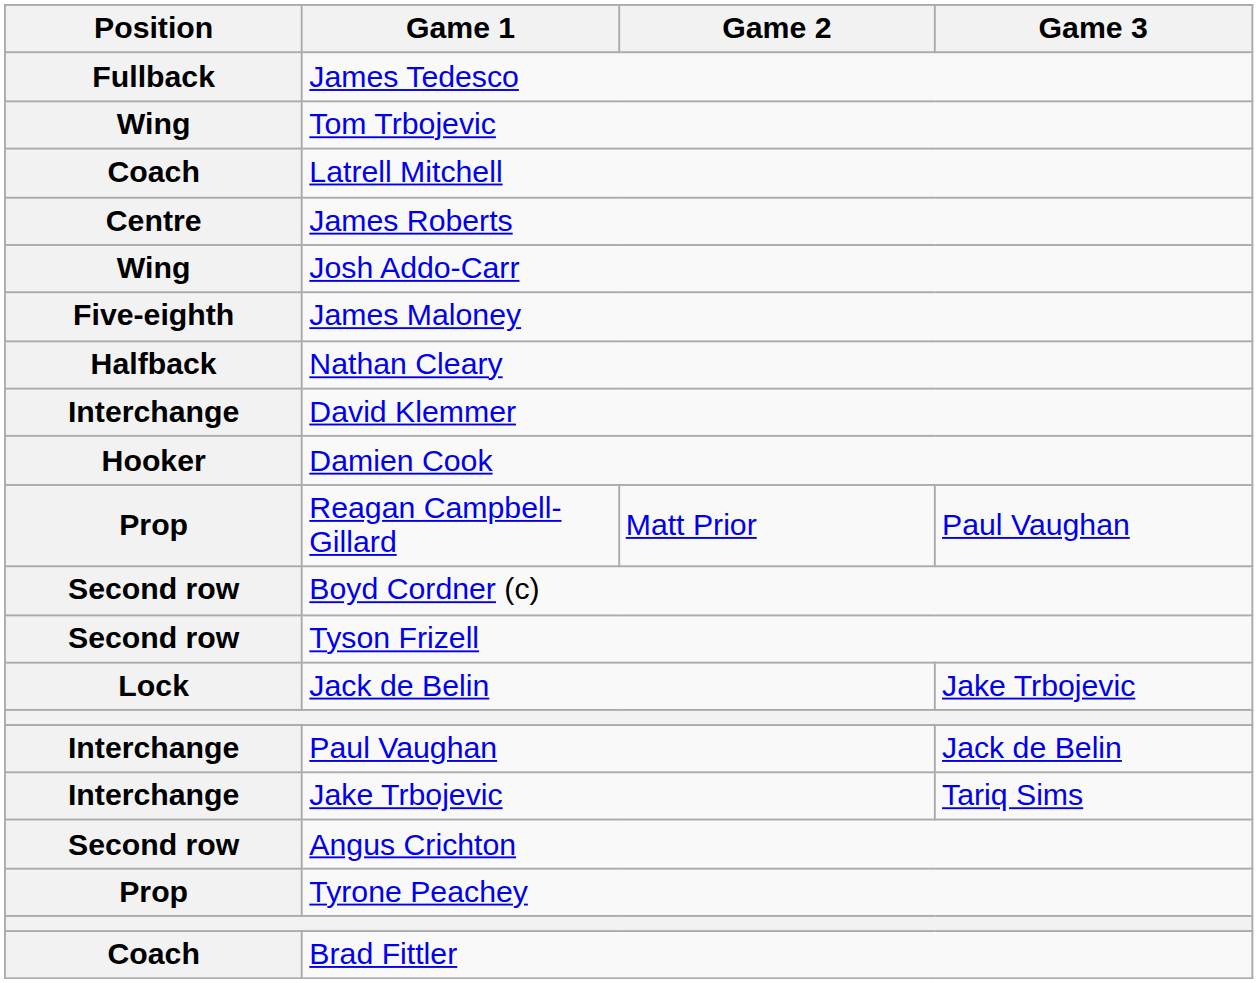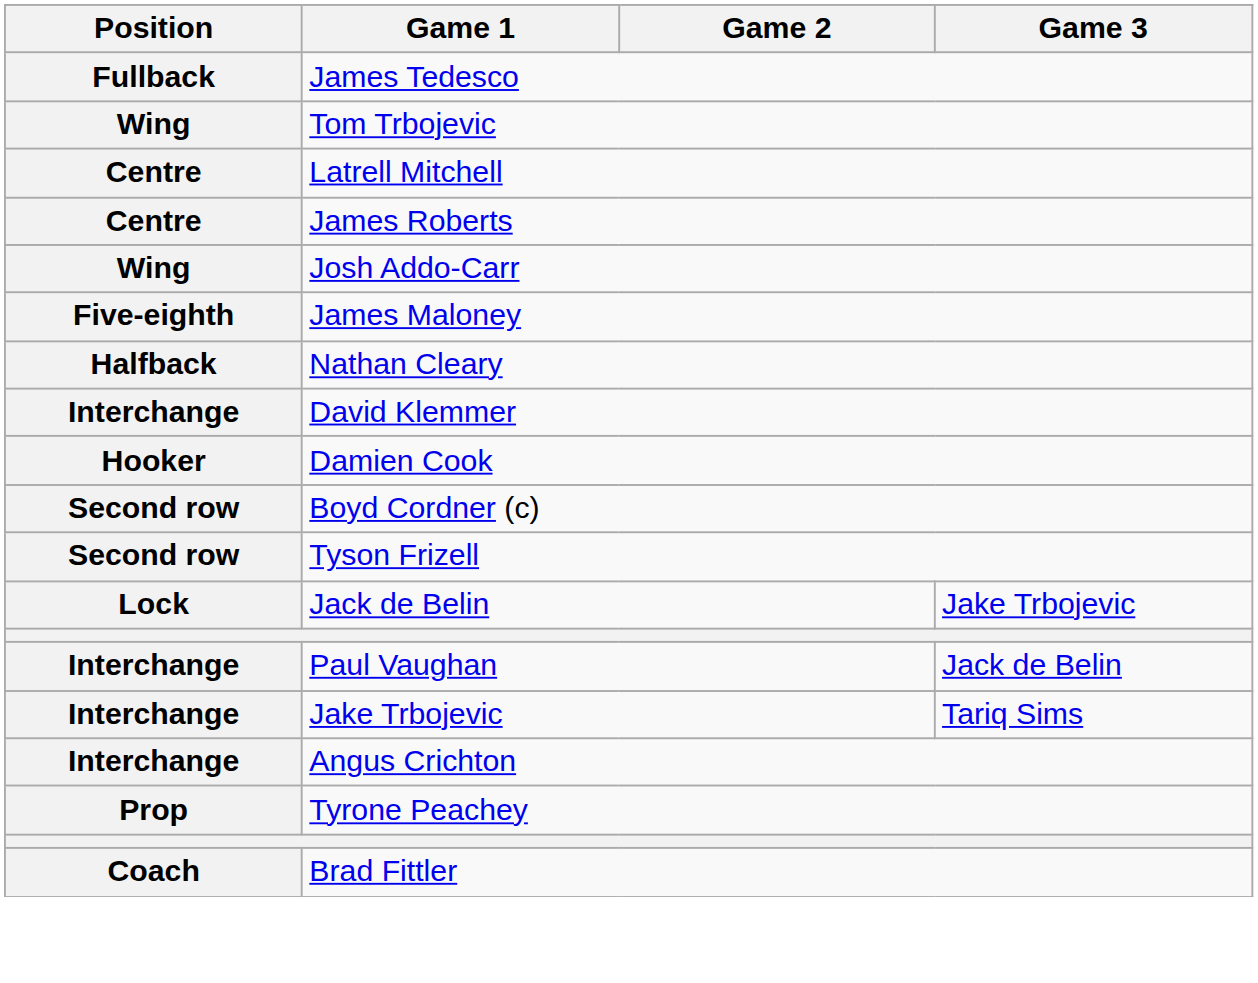(154, 172) Coach -> (154, 172) Centre
- row: (435, 525)
(154, 843) Second row -> (154, 761) Interchange
